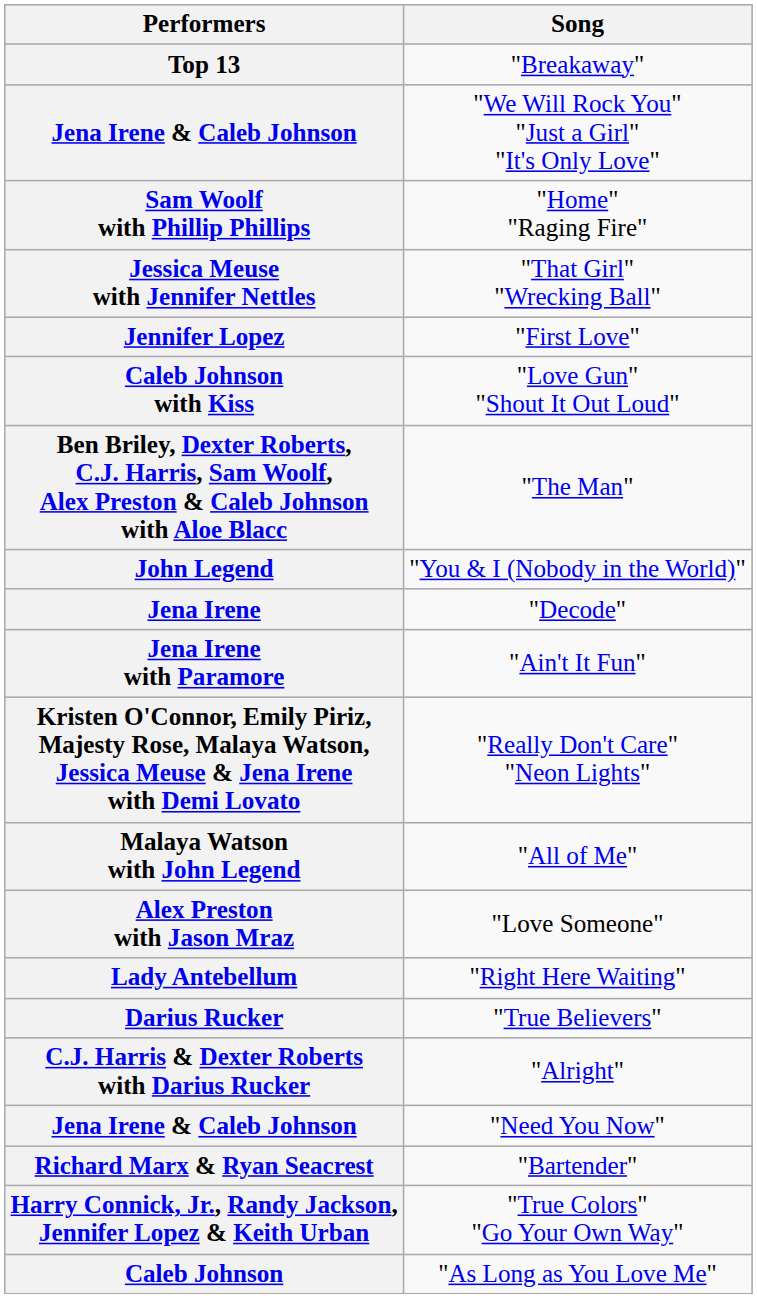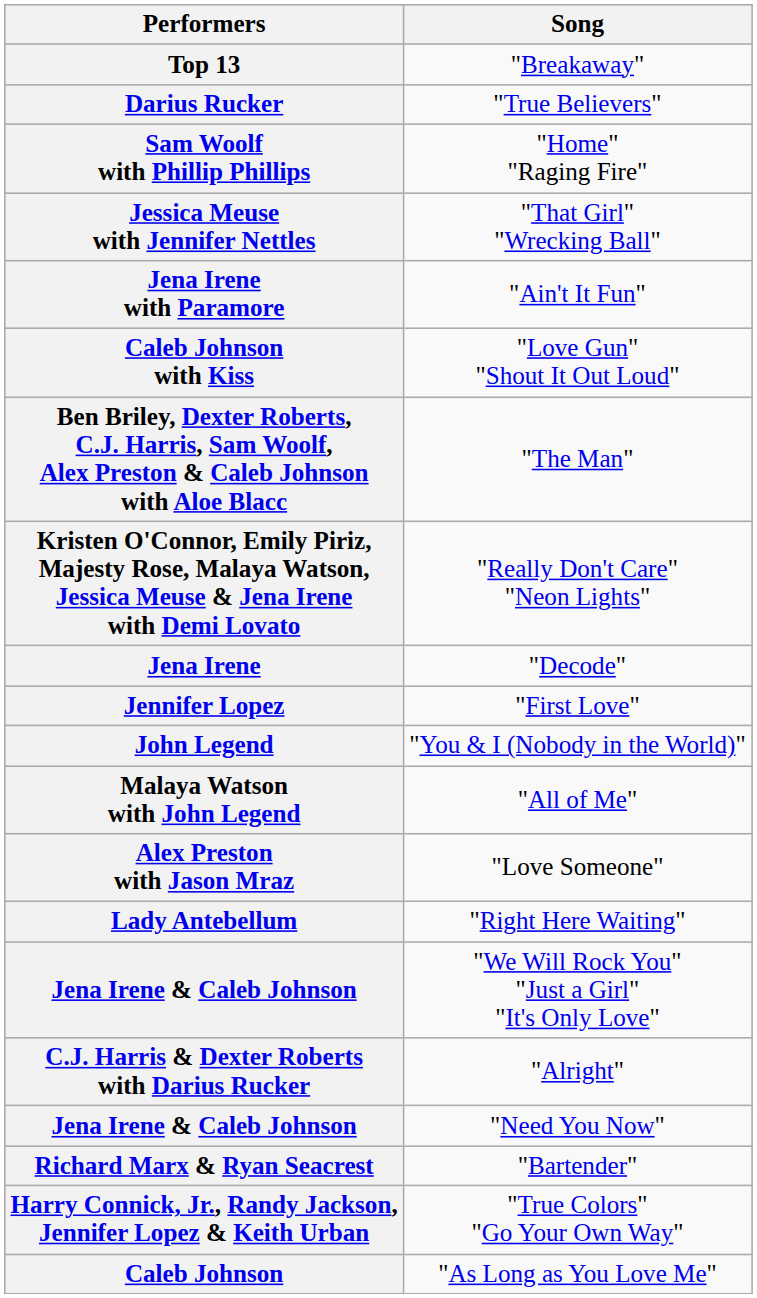rows swapped: (577, 132) <-> (577, 1017)
rows swapped: (577, 336) <-> (577, 663)
rows swapped: (577, 759) <-> (577, 569)
